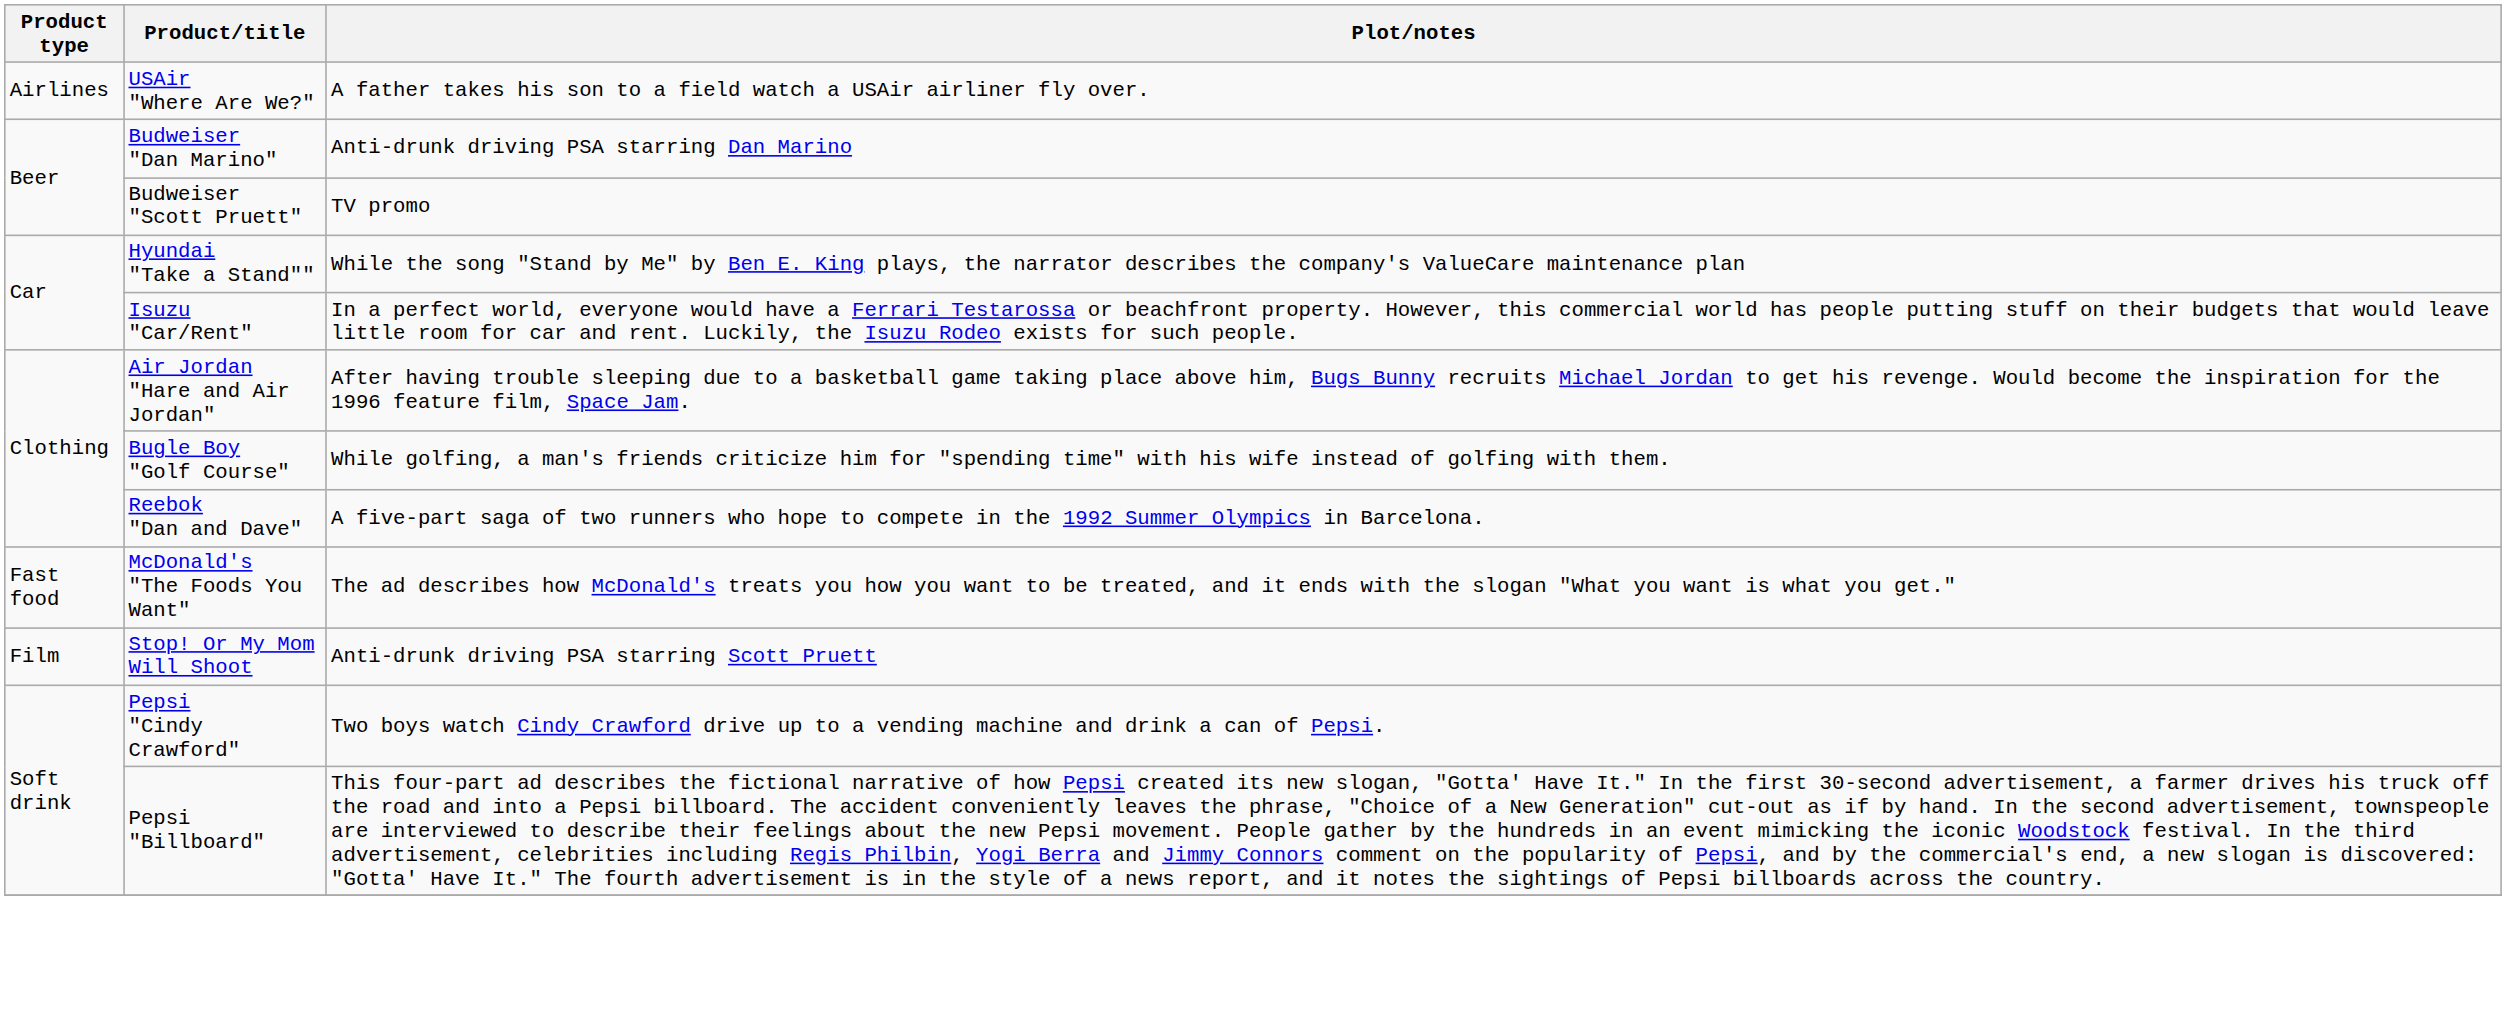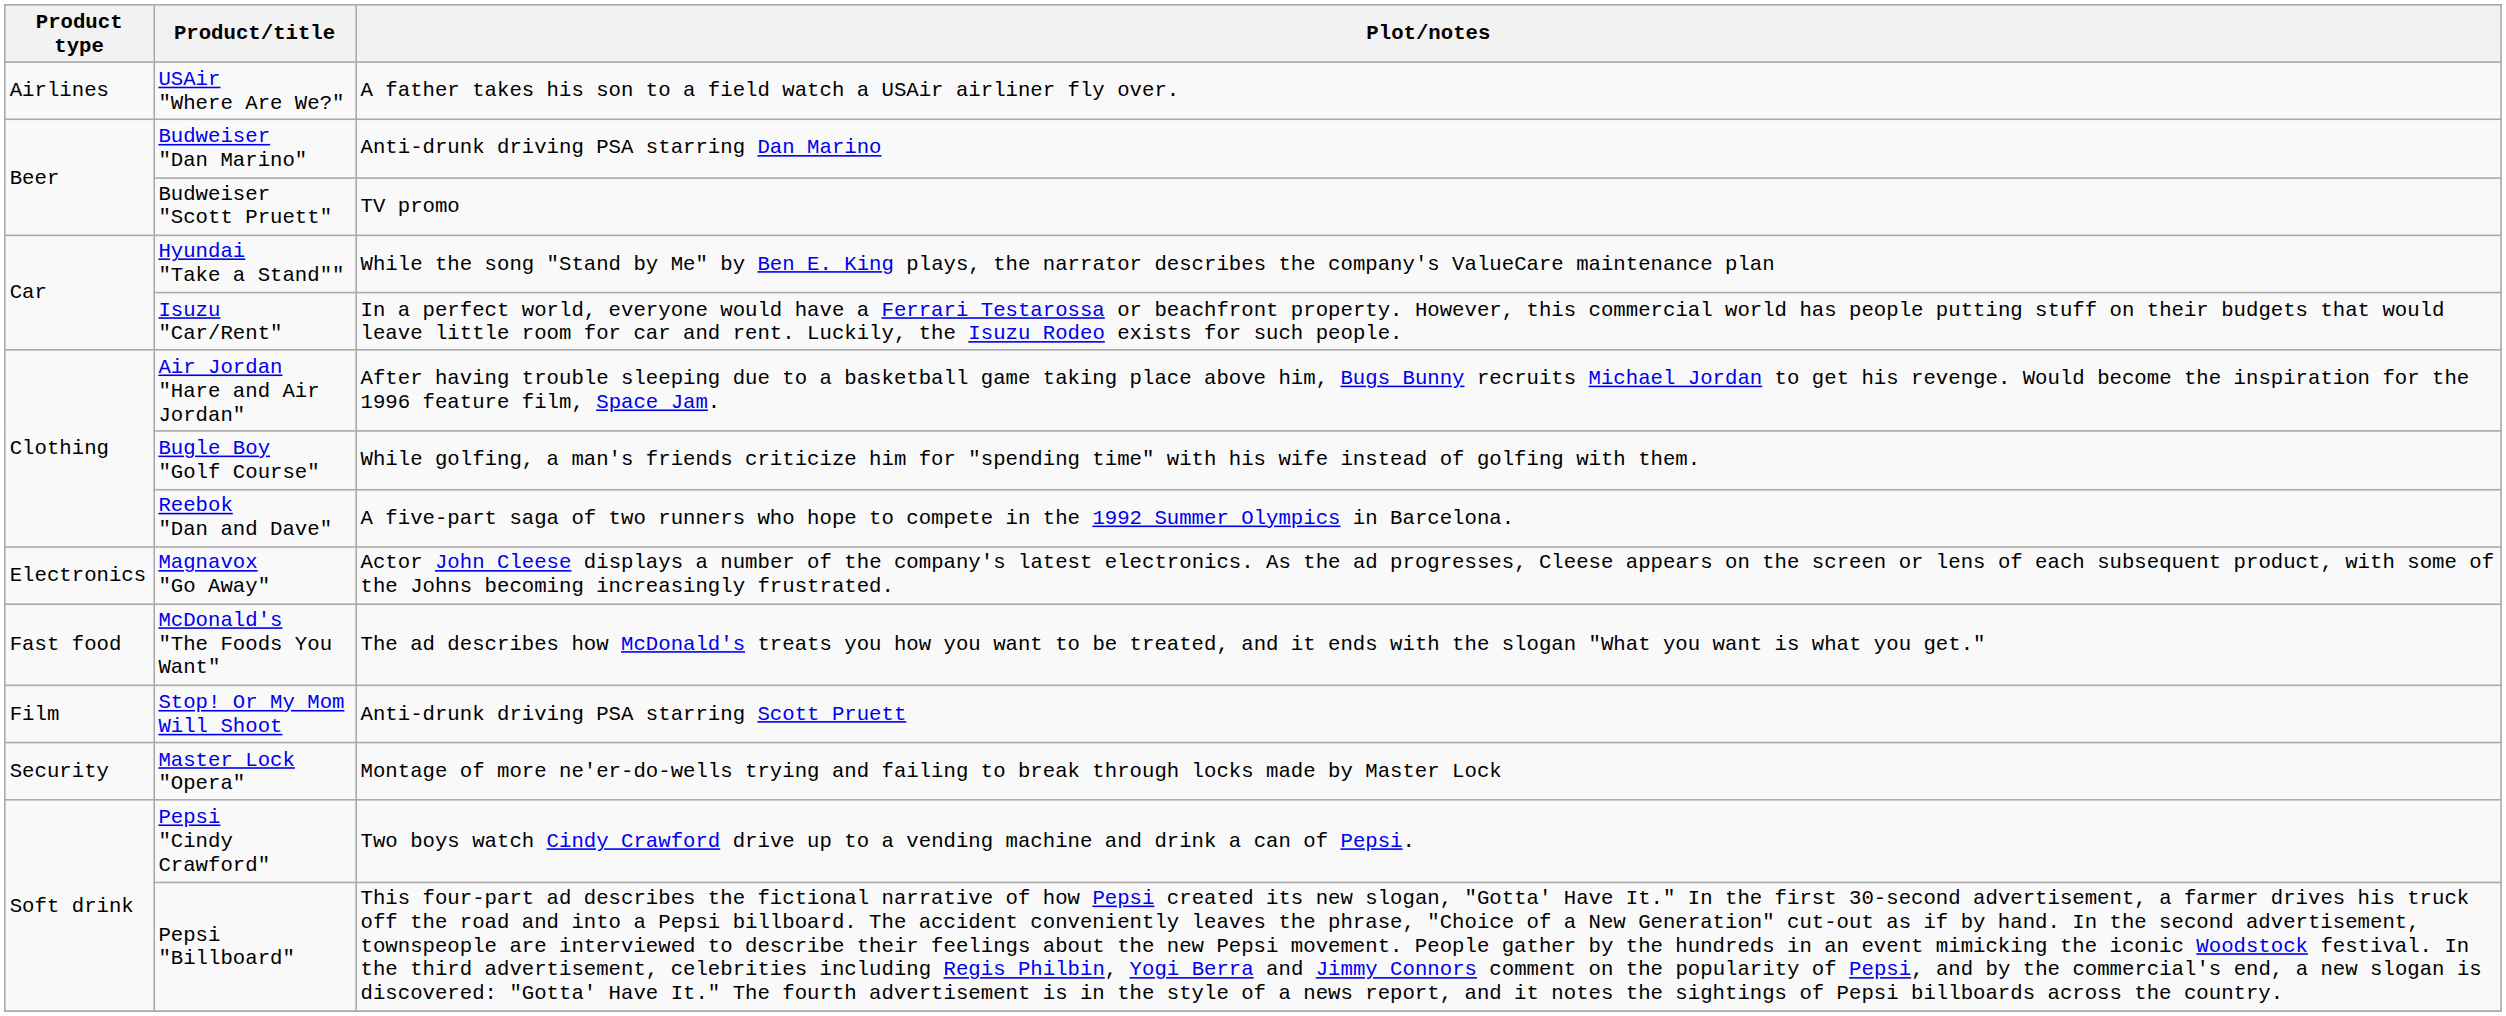+ row: (214, 575)
+ row: (227, 772)
